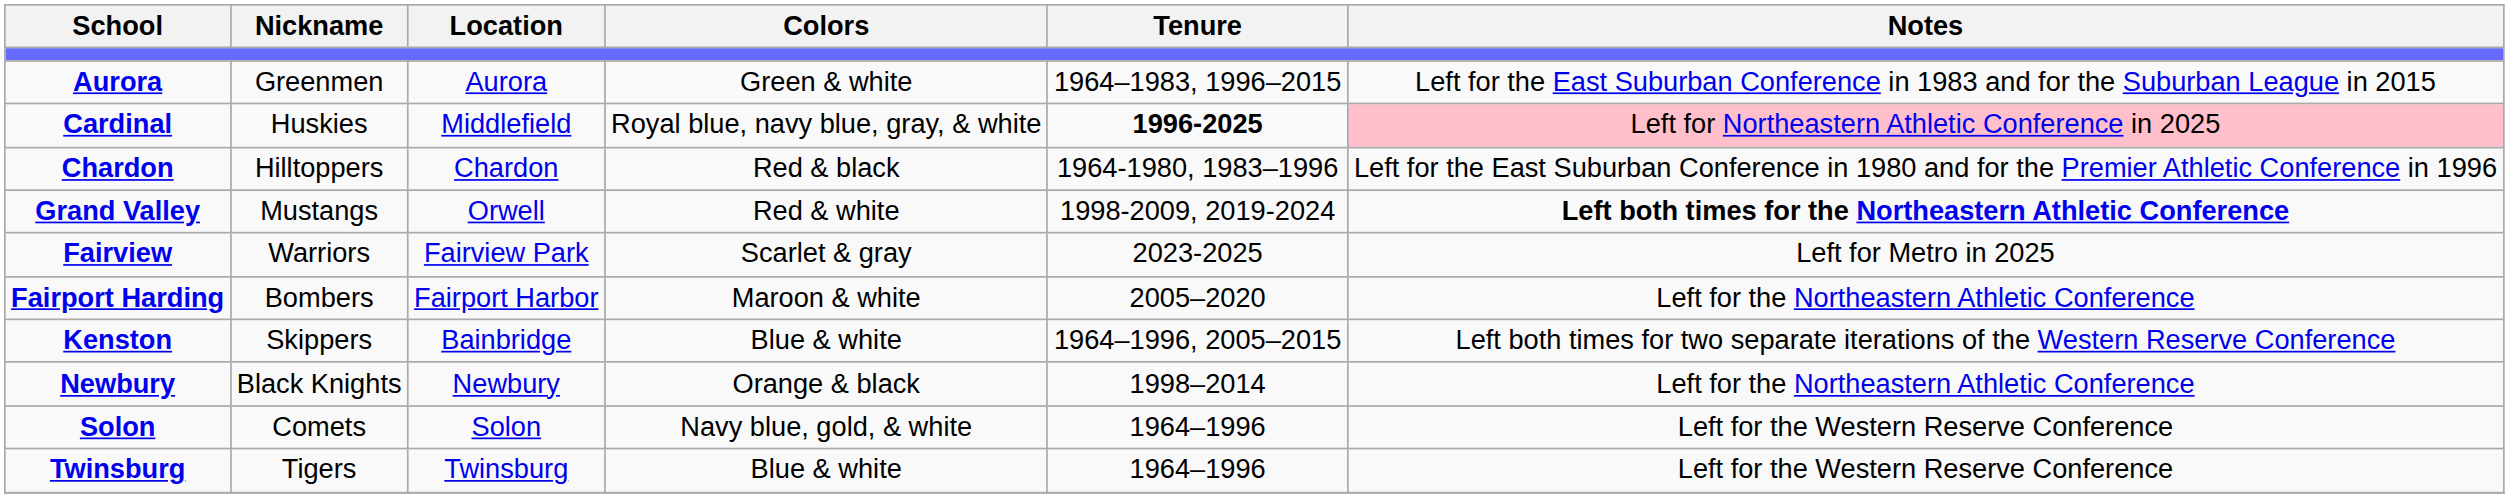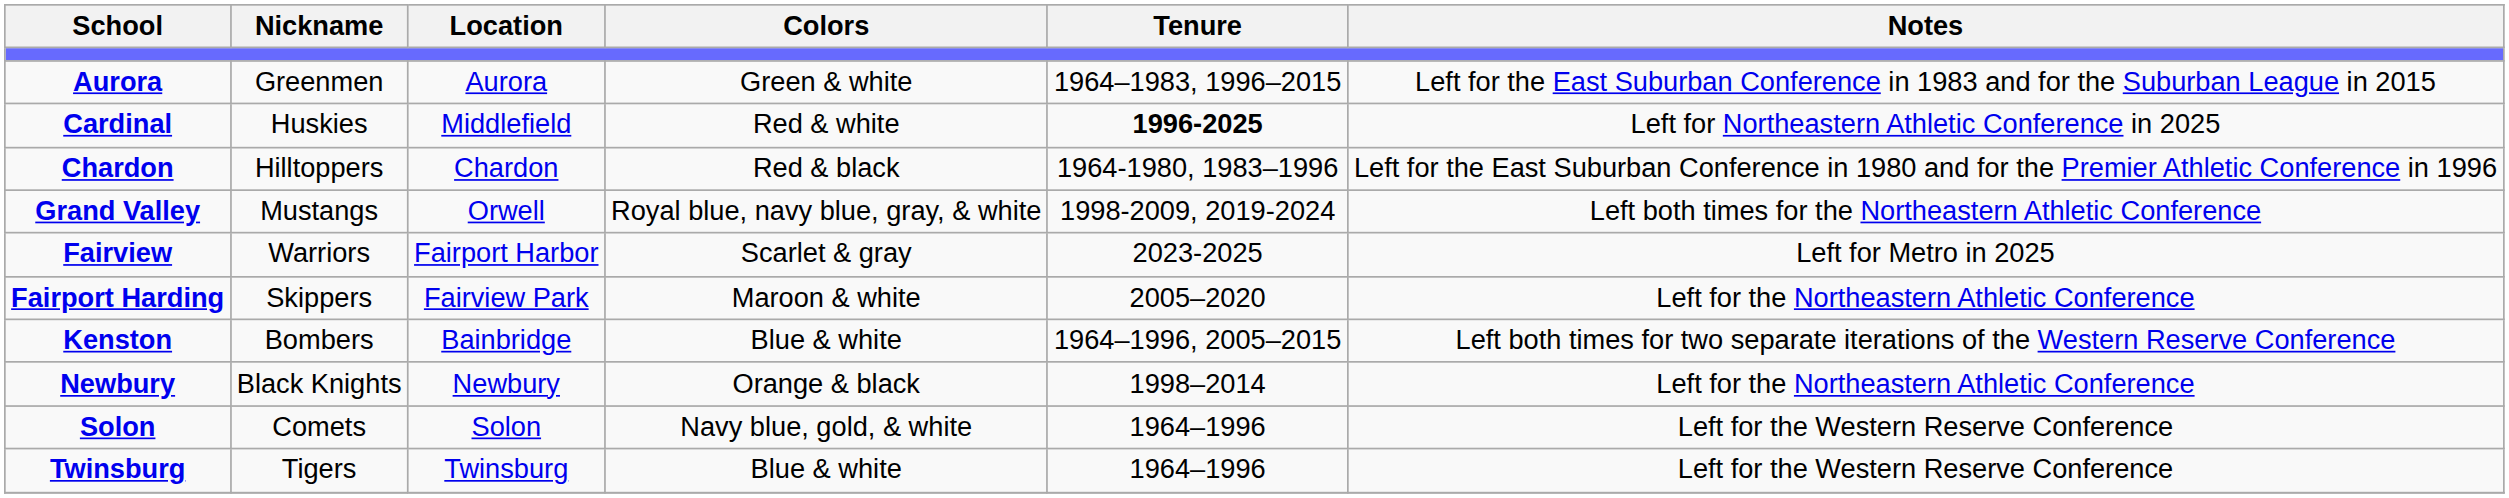(826, 124) Royal blue, navy blue, gray, & white -> (826, 124) Red & white
(1925, 124) pink background -> (1925, 124) no background
(826, 211) Red & white -> (826, 211) Royal blue, navy blue, gray, & white
(1925, 211) bold -> (1925, 211) normal
(506, 254) Fairview Park -> (506, 254) Fairport Harbor
(319, 297) Bombers -> (319, 297) Skippers
(506, 297) Fairport Harbor -> (506, 297) Fairview Park
(319, 340) Skippers -> (319, 340) Bombers
